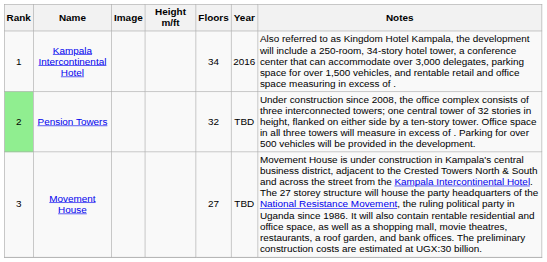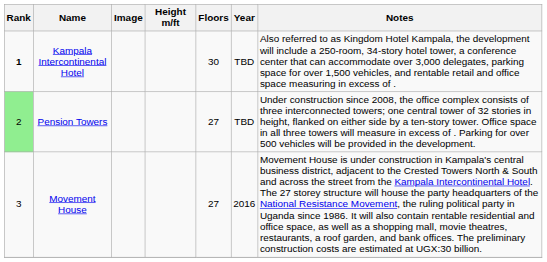(19, 61) normal -> (19, 61) bold
(214, 61) 34 -> (214, 61) 30
(244, 61) 2016 -> (244, 61) TBD
(214, 121) 32 -> (214, 121) 27
(244, 204) TBD -> (244, 204) 2016
